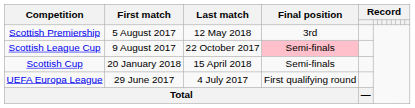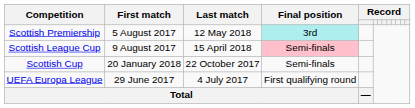(310, 32) no background -> (310, 32) paleturquoise background
(223, 48) 22 October 2017 -> (223, 48) 15 April 2018
(223, 64) 15 April 2018 -> (223, 64) 22 October 2017
